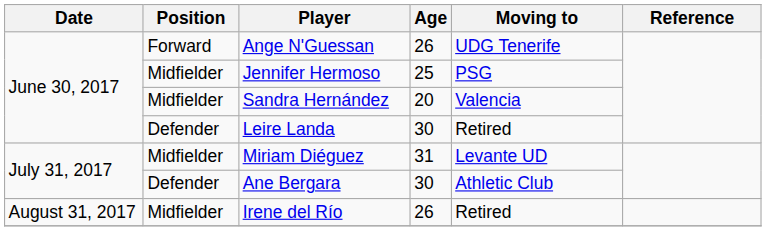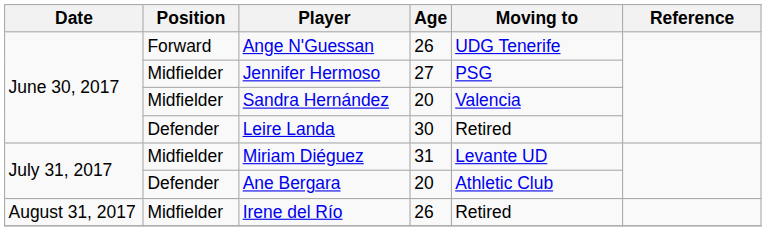(424, 73) 25 -> (424, 73) 27
(424, 184) 30 -> (424, 184) 20
